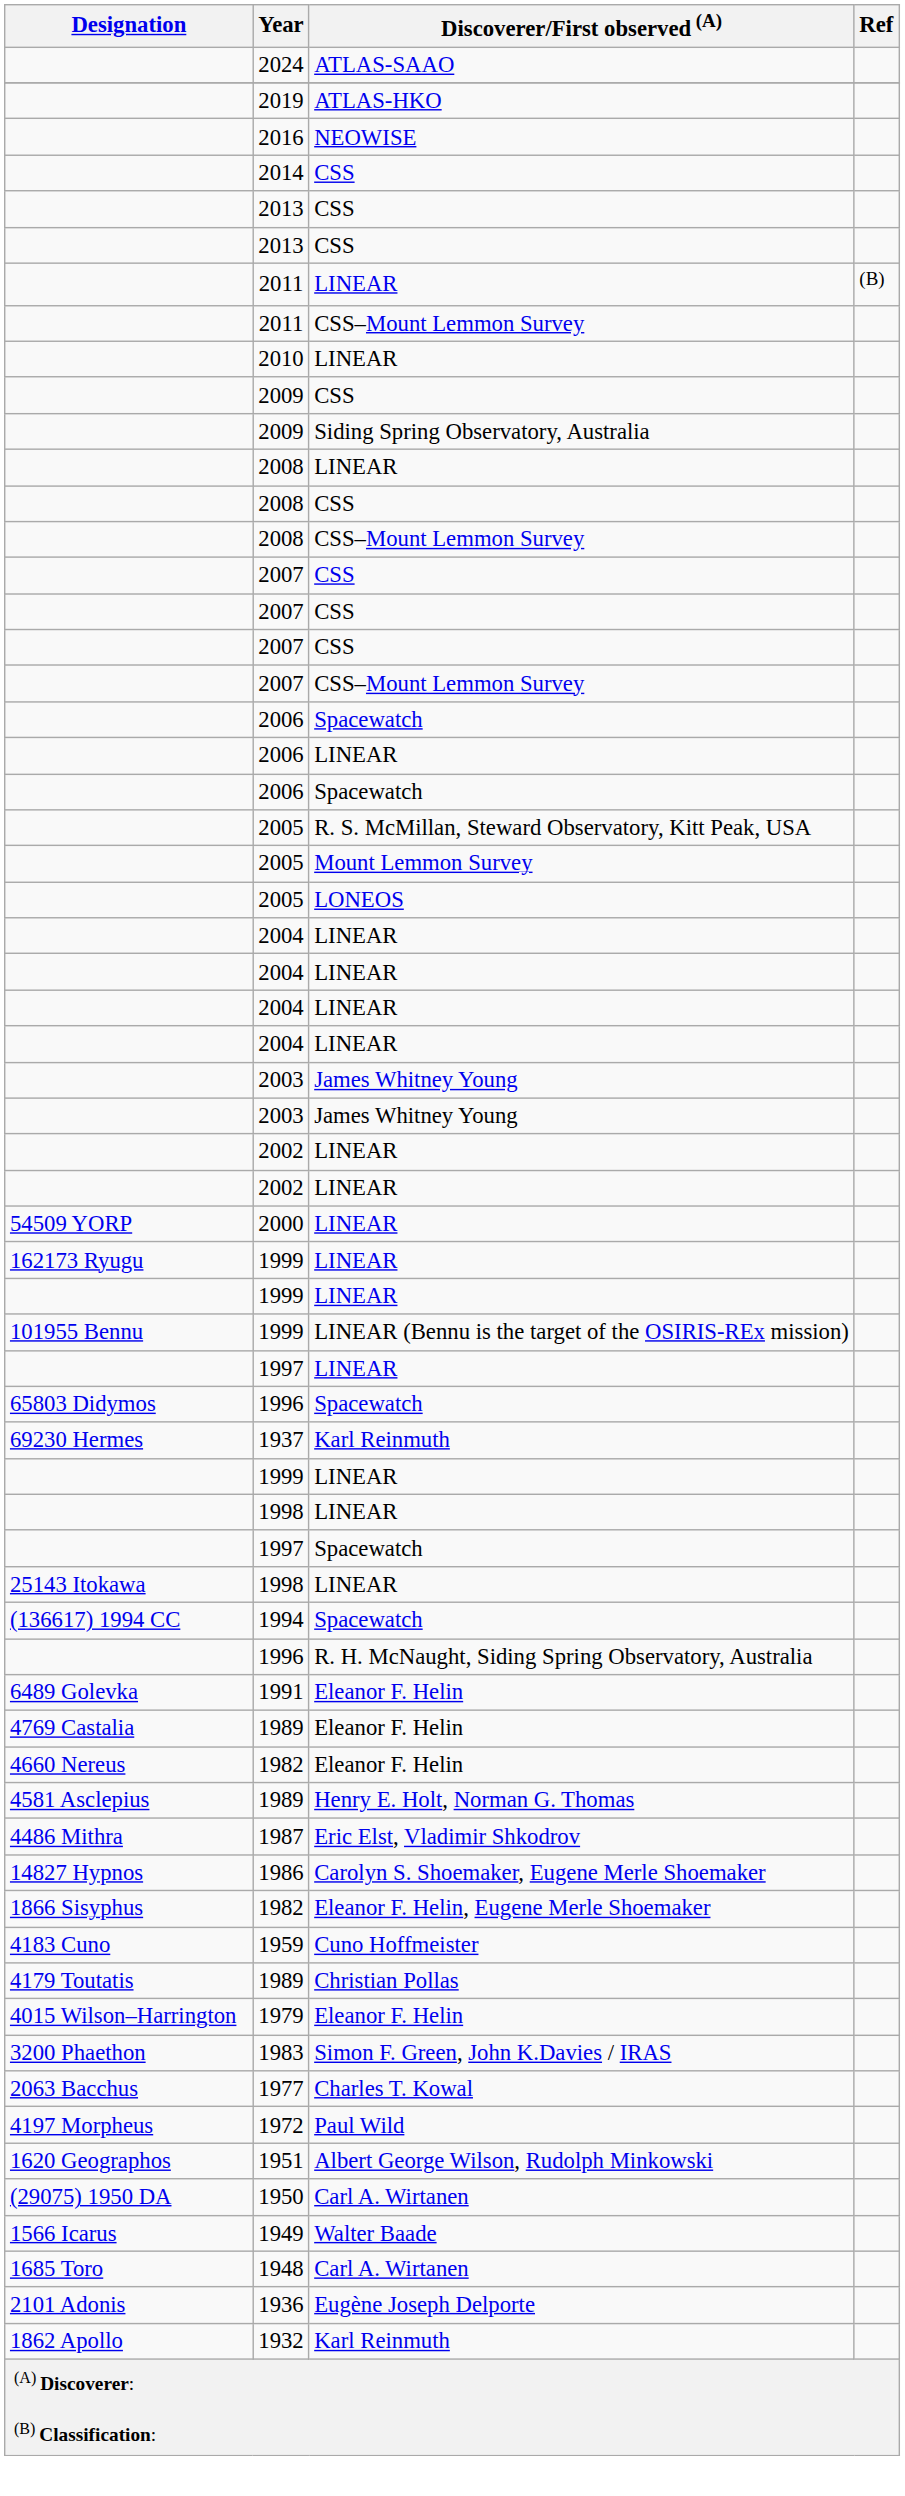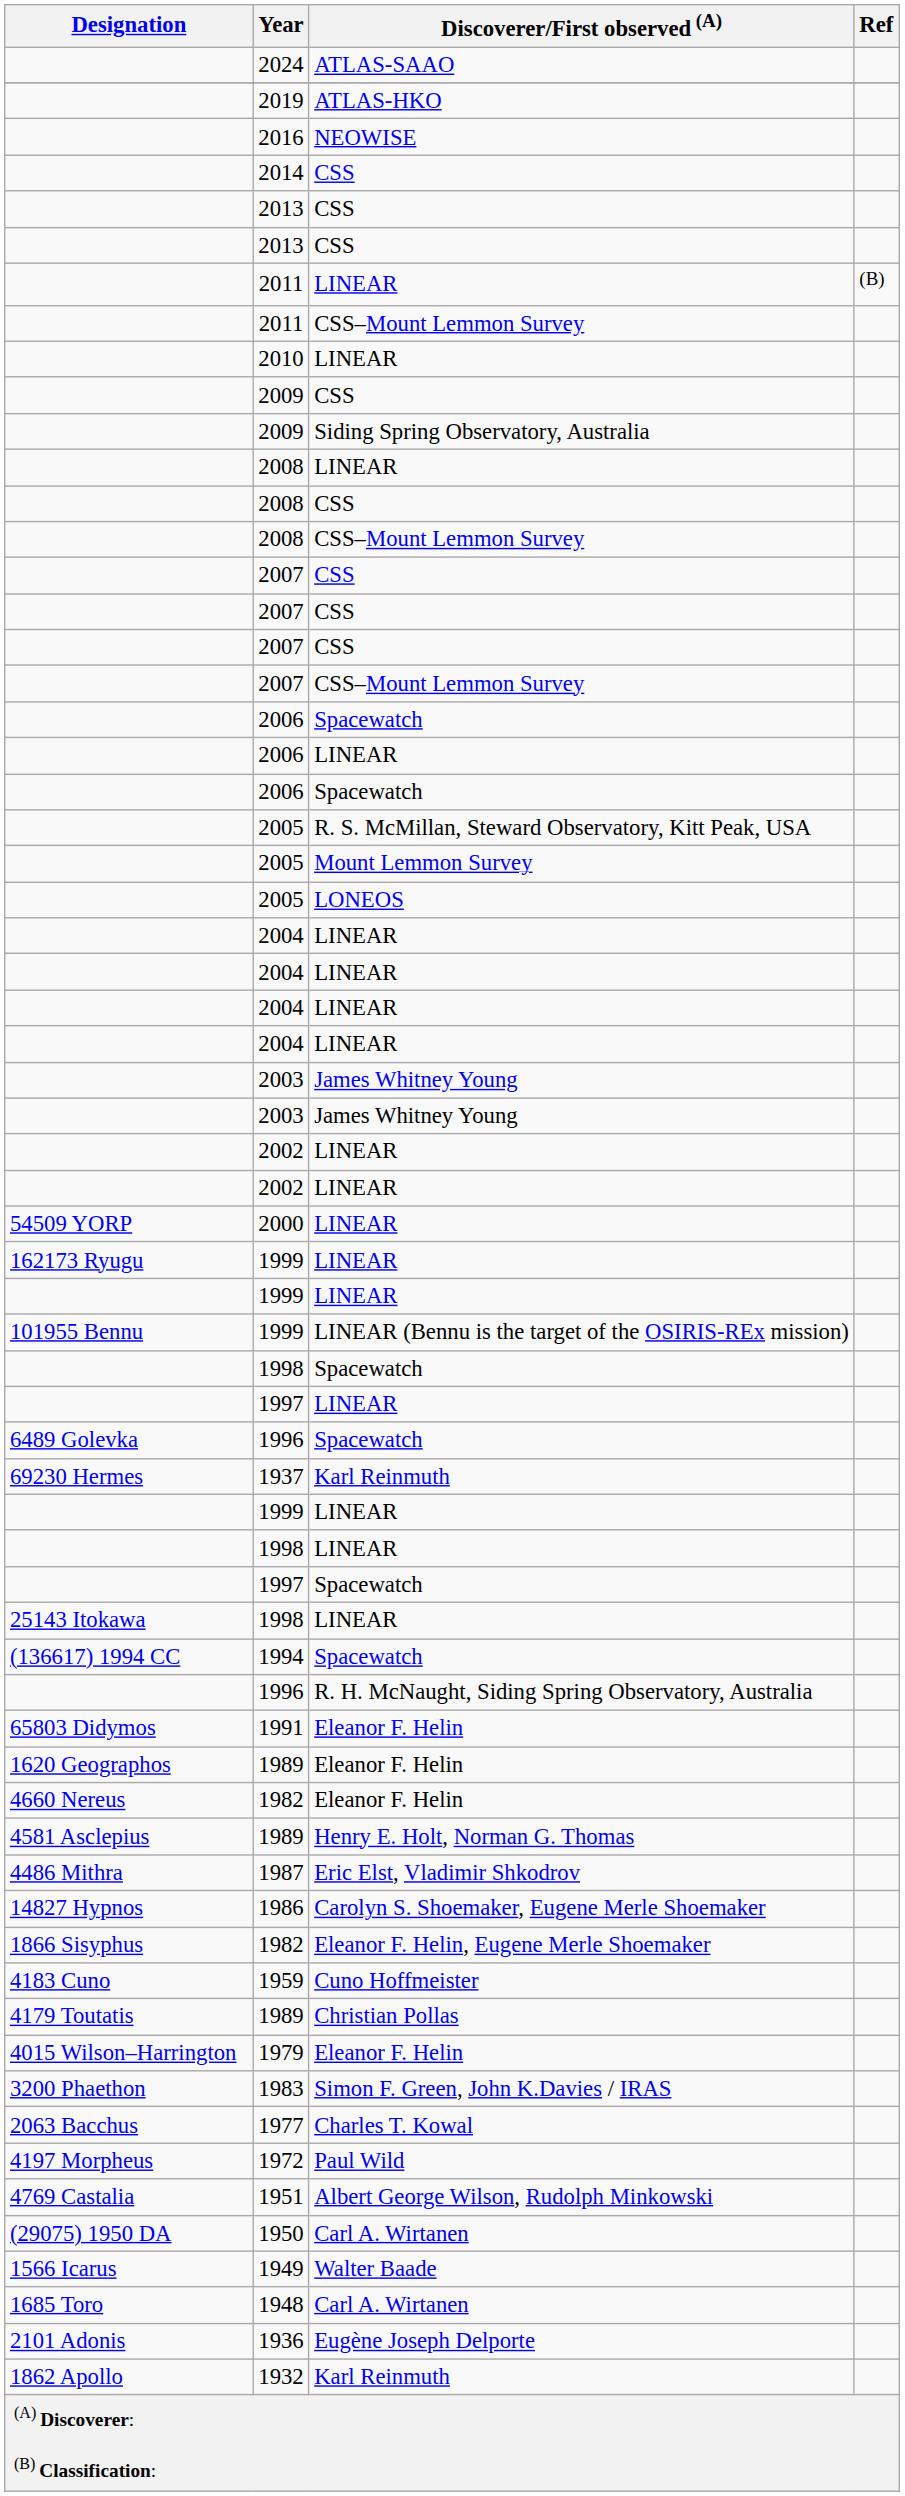+ row: (281, 1368)
(83, 1404) 65803 Didymos -> (74, 1440) 6489 Golevka
(74, 1692) 6489 Golevka -> (83, 1728) 65803 Didymos
(72, 1728) 4769 Castalia -> (90, 1764) 1620 Geographos
(90, 2160) 1620 Geographos -> (72, 2196) 4769 Castalia
